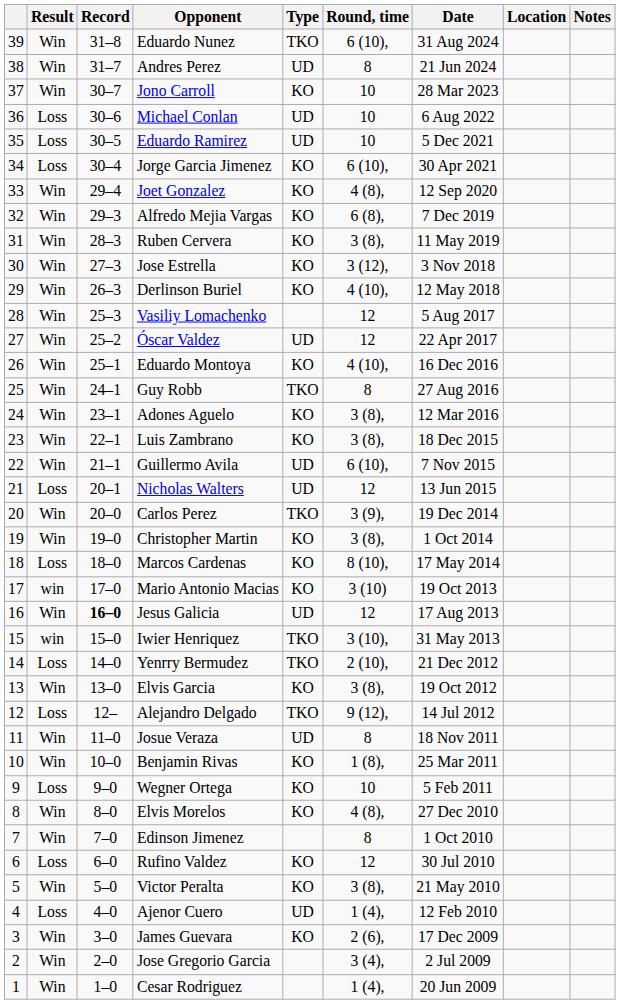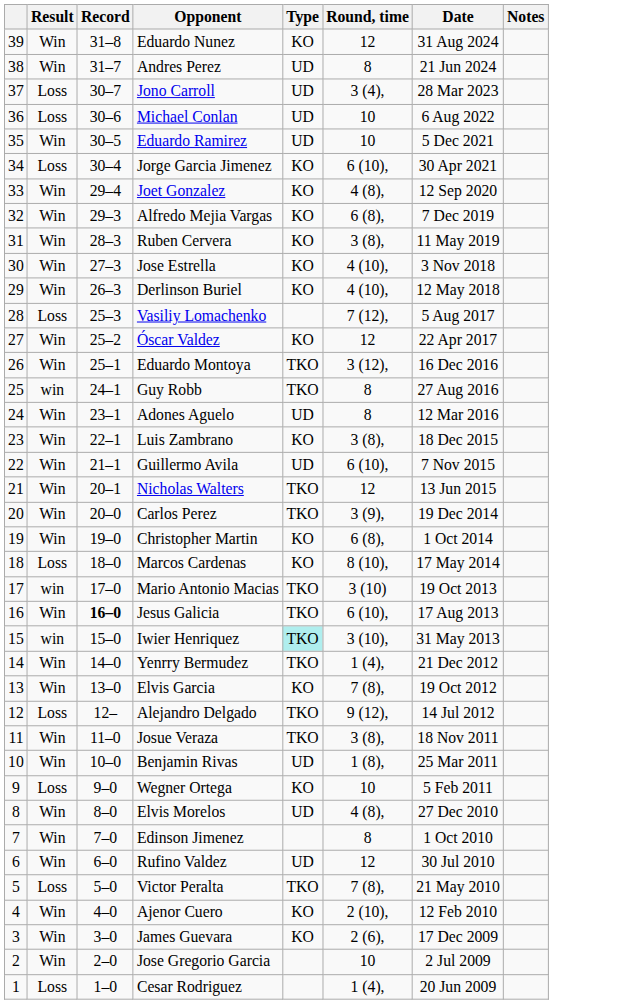- column: (537, 16)
(303, 41) TKO -> (303, 41) KO
(368, 41) 6 (10), -> (368, 41) 12
(52, 91) Win -> (52, 91) Loss
(303, 91) KO -> (303, 91) UD
(368, 91) 10 -> (368, 91) 3 (4),
(52, 141) Loss -> (52, 141) Win
(368, 265) 3 (12), -> (368, 265) 4 (10),
(52, 315) Win -> (52, 315) Loss
(368, 315) 12 -> (368, 315) 7 (12),
(303, 340) UD -> (303, 340) KO
(303, 365) KO -> (303, 365) TKO
(368, 365) 4 (10), -> (368, 365) 3 (12),
(52, 389) Win -> (52, 389) win
(303, 414) KO -> (303, 414) UD
(368, 414) 3 (8), -> (368, 414) 8
(52, 489) Loss -> (52, 489) Win
(303, 489) UD -> (303, 489) TKO
(368, 539) 3 (8), -> (368, 539) 6 (8),
(303, 588) KO -> (303, 588) TKO
(303, 613) UD -> (303, 613) TKO
(368, 613) 12 -> (368, 613) 6 (10),
(303, 638) no background -> (303, 638) paleturquoise background
(52, 663) Loss -> (52, 663) Win
(368, 663) 2 (10), -> (368, 663) 1 (4),
(368, 688) 3 (8), -> (368, 688) 7 (8),
(303, 738) UD -> (303, 738) TKO
(368, 738) 8 -> (368, 738) 3 (8),
(303, 762) KO -> (303, 762) UD
(303, 812) KO -> (303, 812) UD
(52, 862) Loss -> (52, 862) Win
(303, 862) KO -> (303, 862) UD
(52, 887) Win -> (52, 887) Loss
(303, 887) KO -> (303, 887) TKO
(368, 887) 3 (8), -> (368, 887) 7 (8),
(52, 912) Loss -> (52, 912) Win
(303, 912) UD -> (303, 912) KO
(368, 912) 1 (4), -> (368, 912) 2 (10),
(368, 961) 3 (4), -> (368, 961) 10
(52, 986) Win -> (52, 986) Loss
